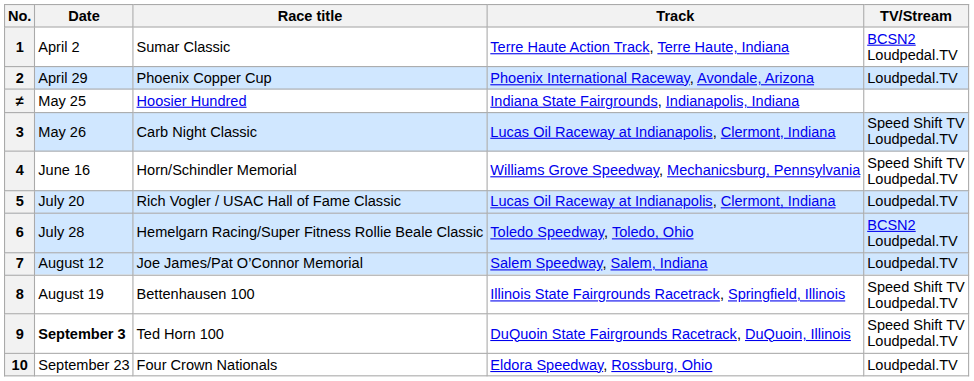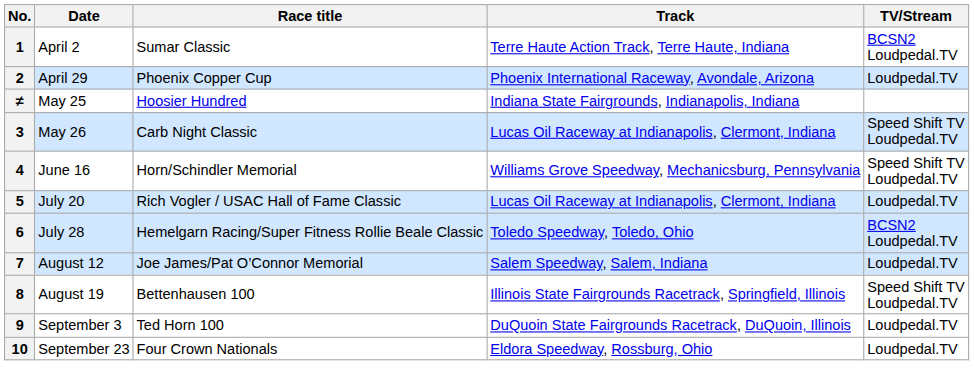(82, 333) bold -> (80, 325) normal
(916, 333) Speed Shift TV Loudpedal.TV -> (912, 325) Loudpedal.TV
